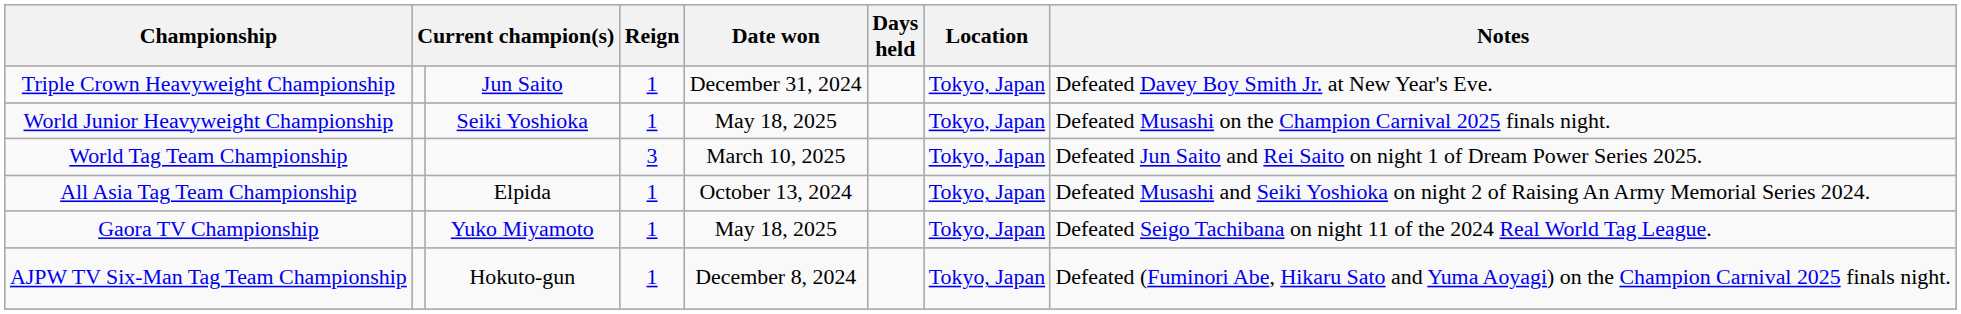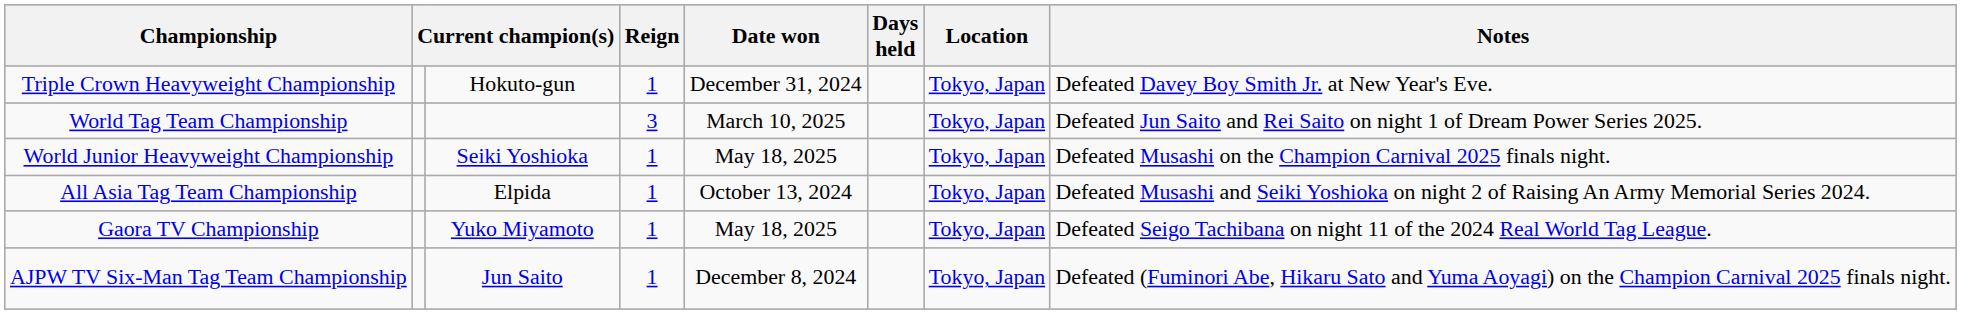(522, 84) Jun Saito -> (522, 84) Hokuto-gun
rows swapped: (208, 156) <-> (208, 120)
(522, 277) Hokuto-gun -> (522, 277) Jun Saito
